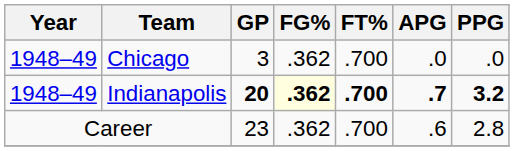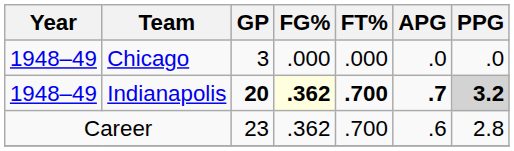(309, 58) .362 -> (309, 58) .000
(366, 58) .700 -> (366, 58) .000
(489, 93) no background -> (489, 93) lightgrey background
